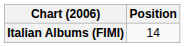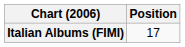(153, 33) 14 -> (153, 33) 17
